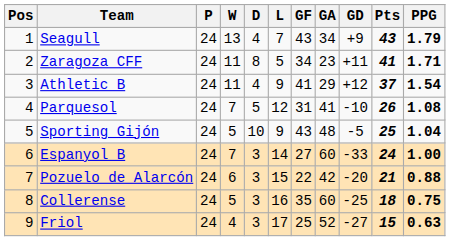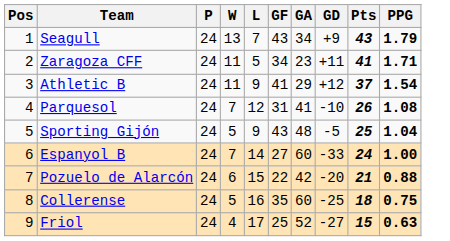- column: (256, 16)
